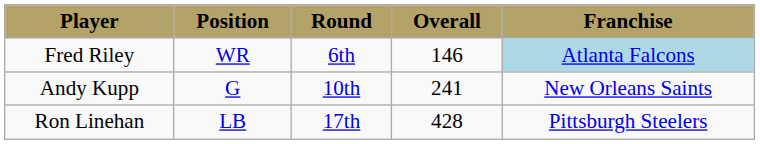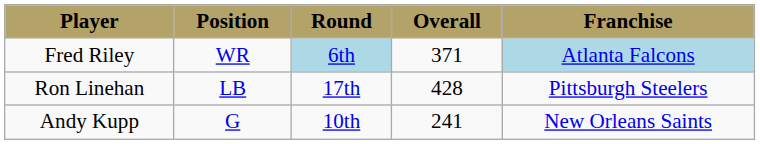(342, 54) no background -> (342, 54) lightblue background
(447, 54) 146 -> (447, 54) 371
rows swapped: (89, 88) <-> (89, 121)
